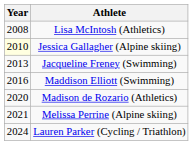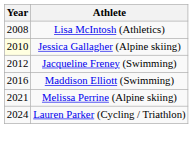(18, 64) 2013 -> (18, 64) 2012
- row: (109, 98)
